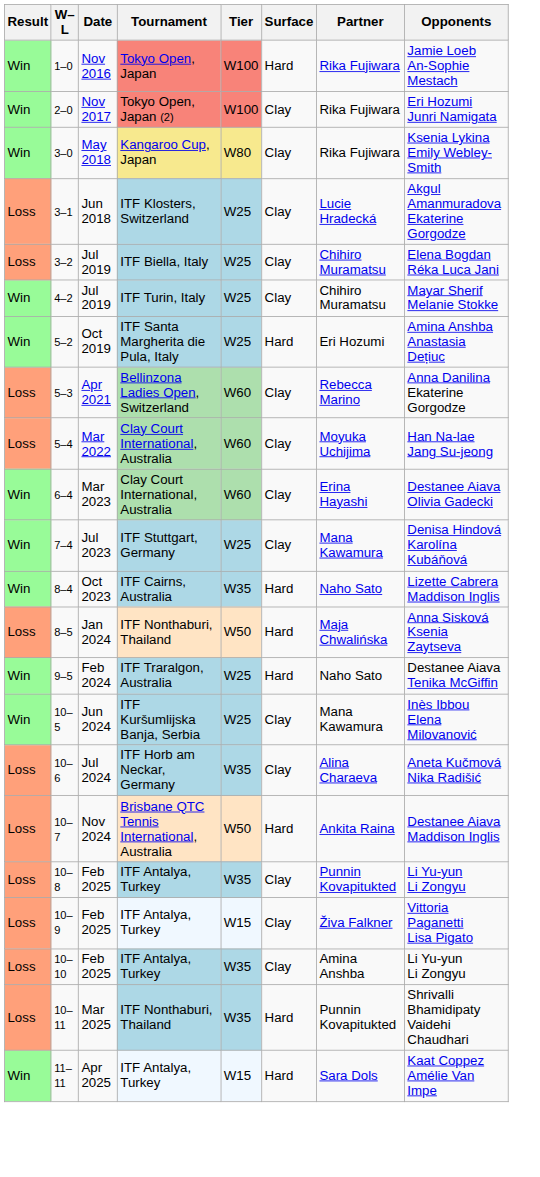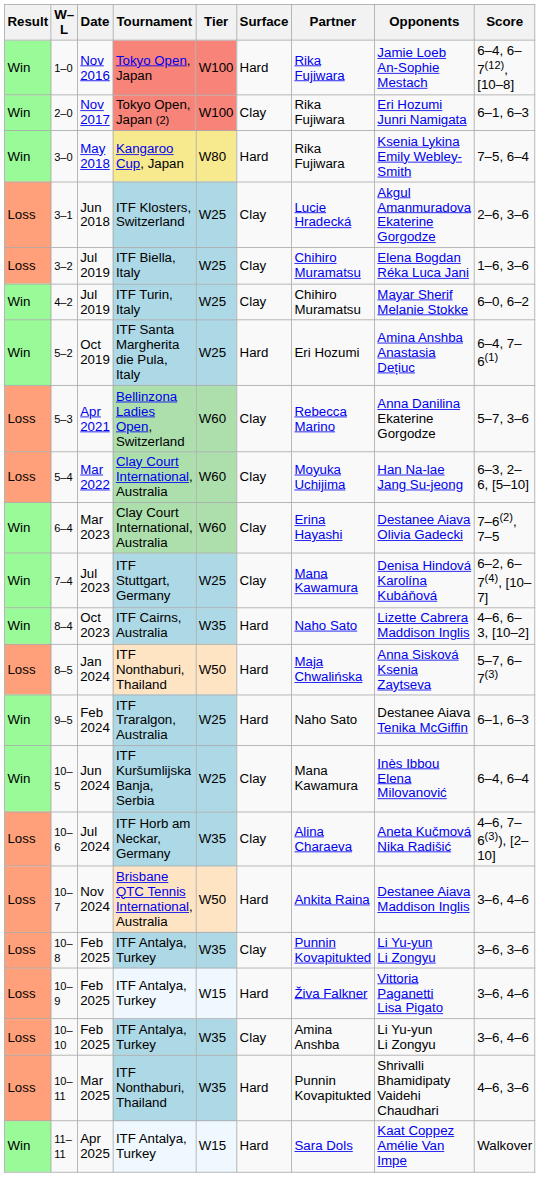+ column: (505, 22)
(278, 152) Clay -> (254, 156) Hard
(278, 923) Clay -> (254, 993) Hard
